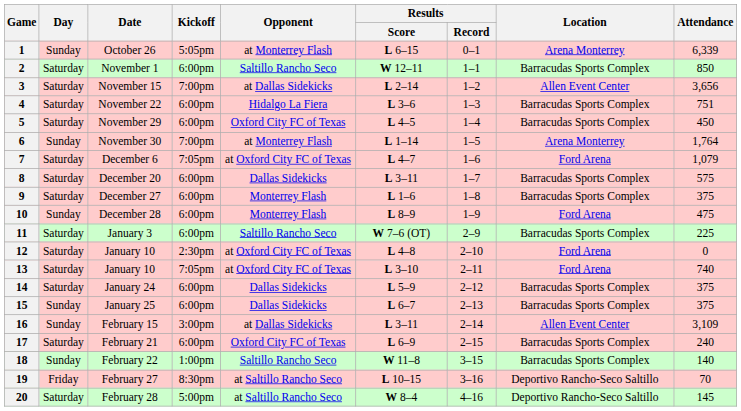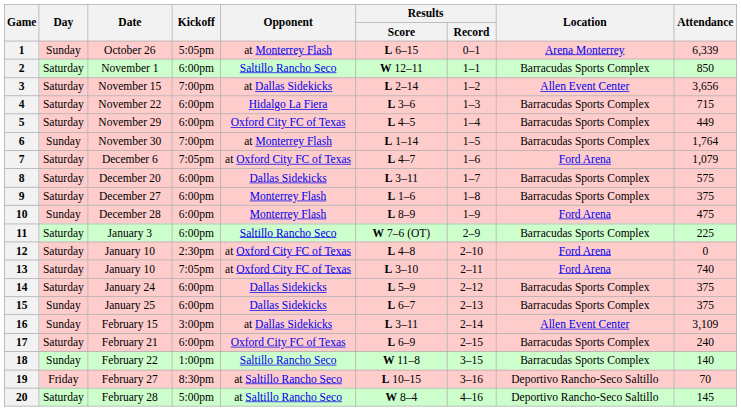(705, 104) 751 -> (705, 104) 715
(705, 123) 450 -> (705, 123) 449
(585, 141) Arena Monterrey -> (585, 141) Barracudas Sports Complex
